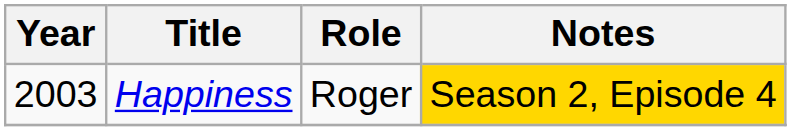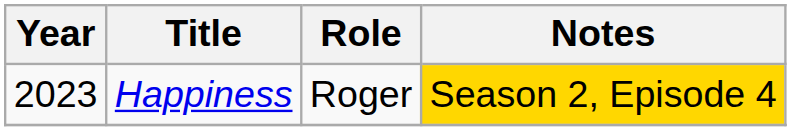(56, 93) 2003 -> (56, 93) 2023
